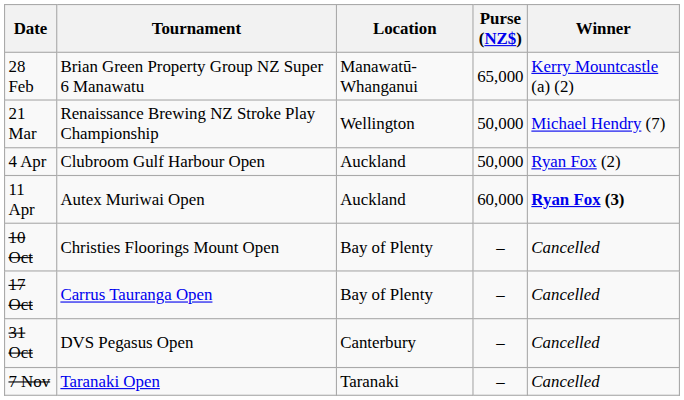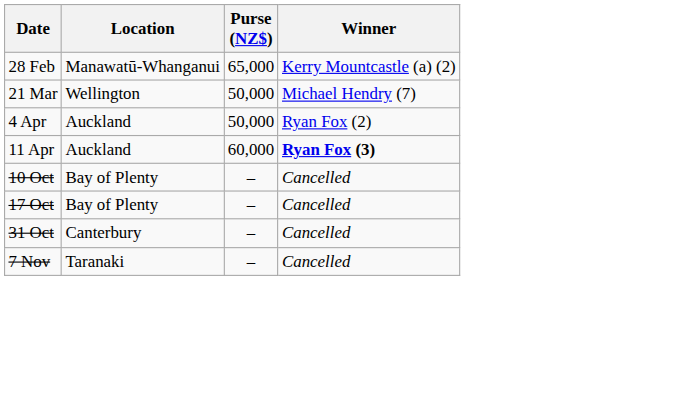- column: (196, 28)
